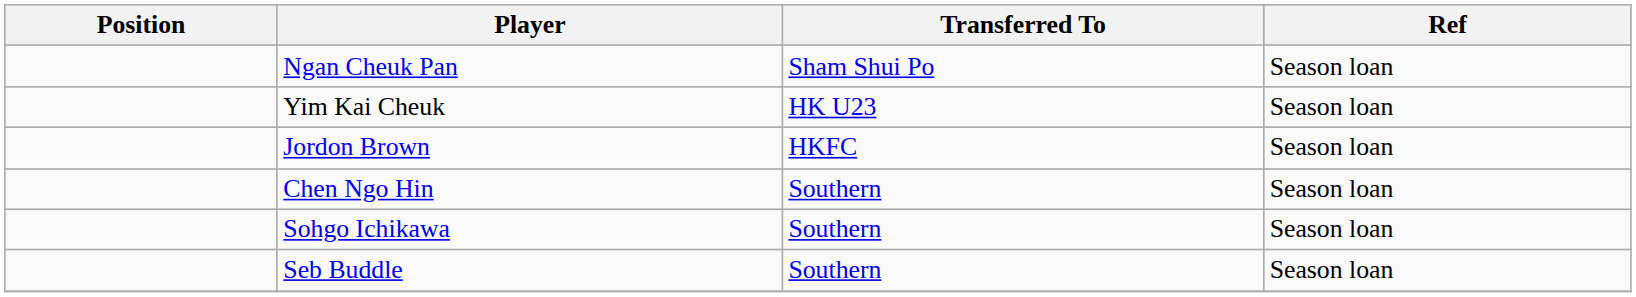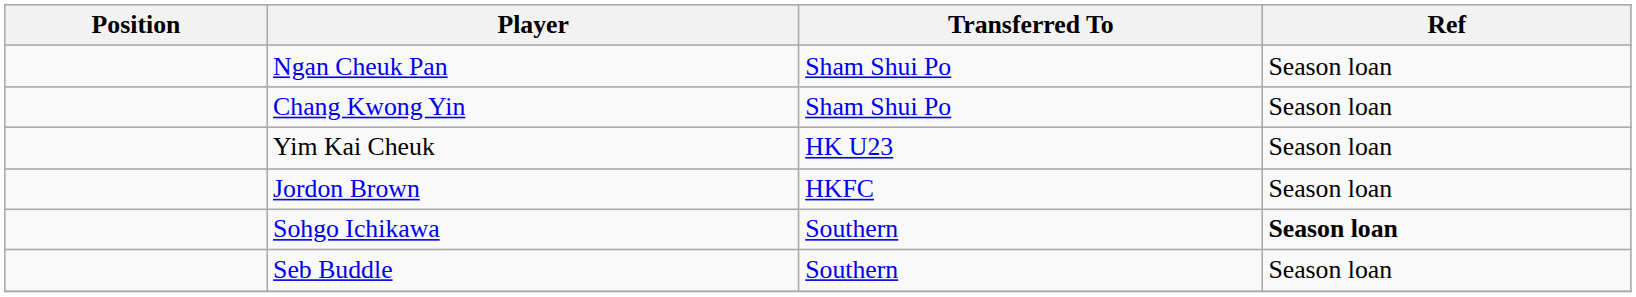+ row: (369, 106)
- row: (358, 188)
(1332, 229) normal -> (1333, 229) bold
